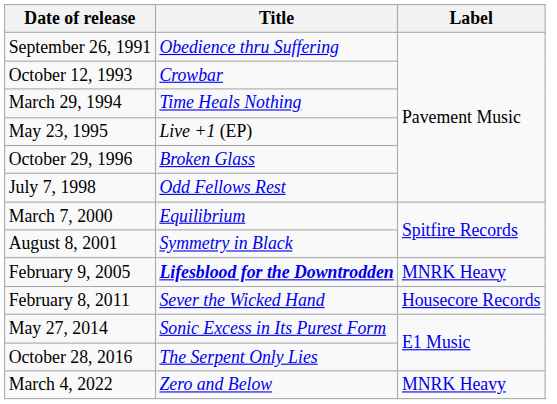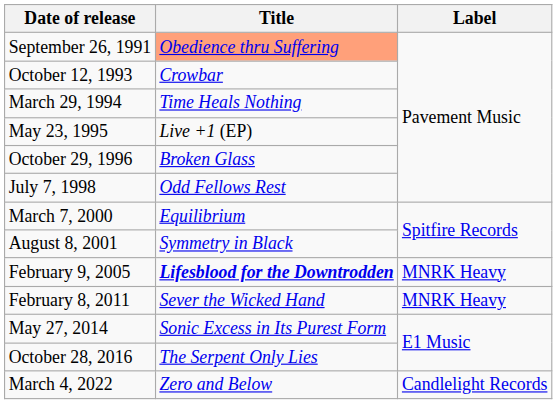(249, 46) no background -> (249, 46) lightsalmon background
(471, 300) Housecore Records -> (454, 300) MNRK Heavy
(454, 384) MNRK Heavy -> (475, 384) Candlelight Records
